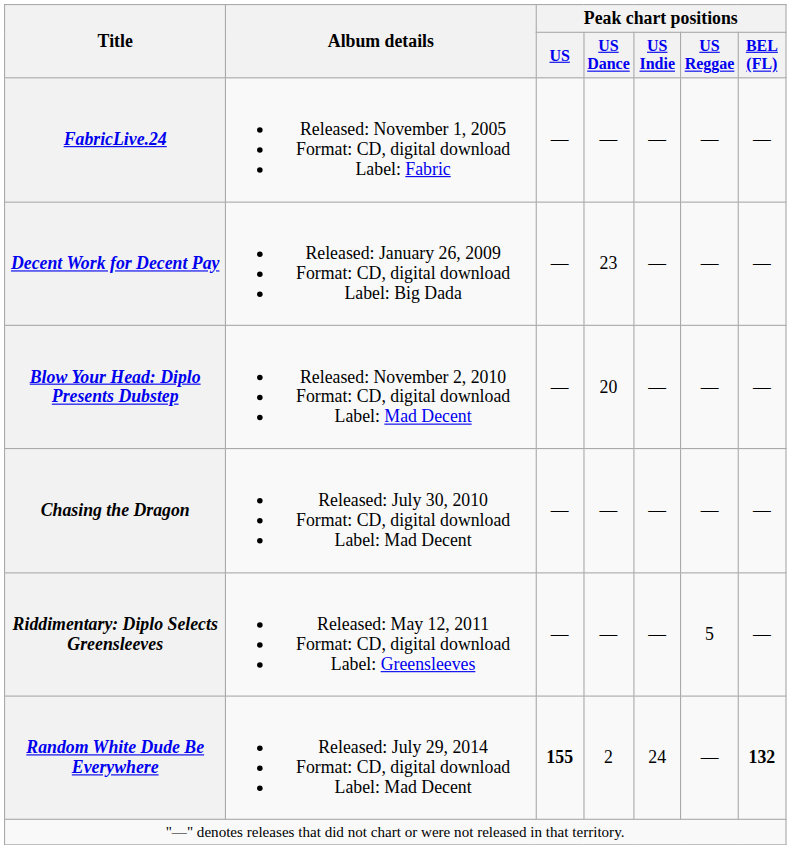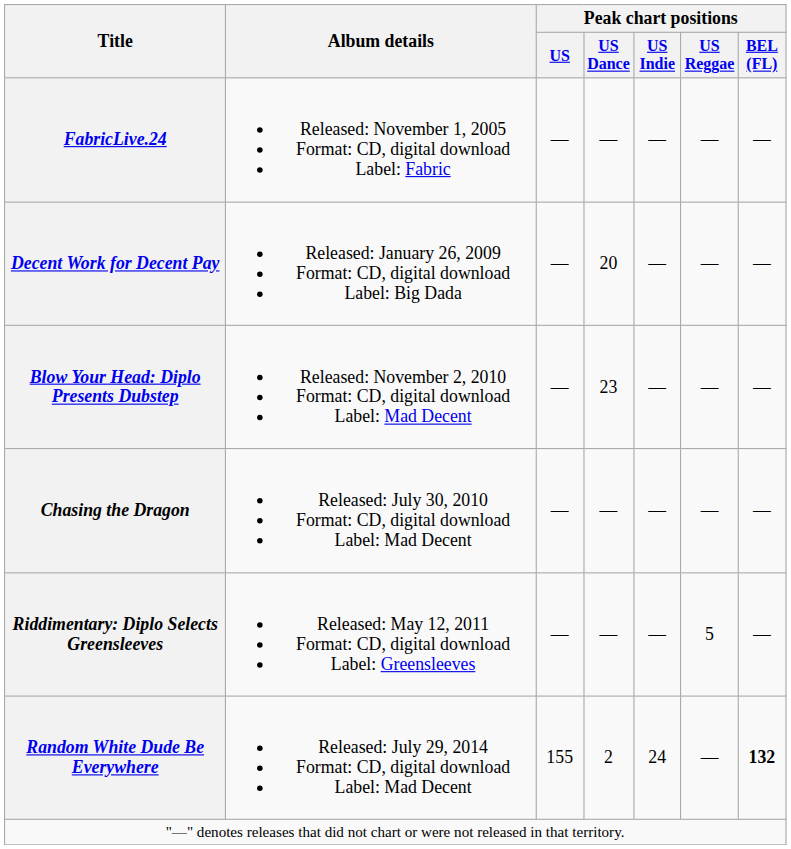(608, 263) 23 -> (608, 263) 20
(608, 386) 20 -> (608, 386) 23
(560, 757) bold -> (560, 757) normal
